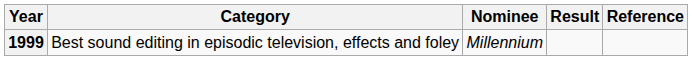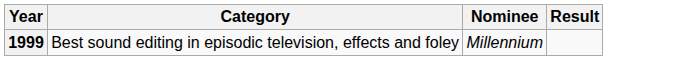- column: (645, 17)
